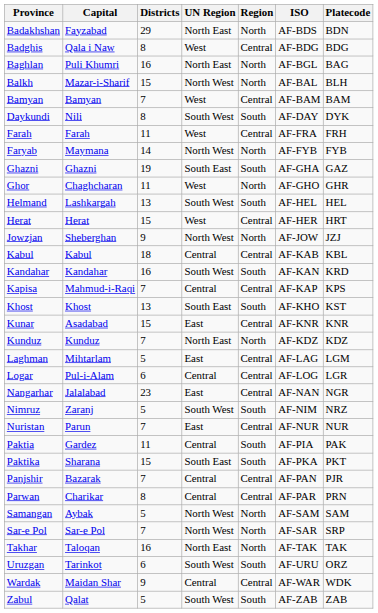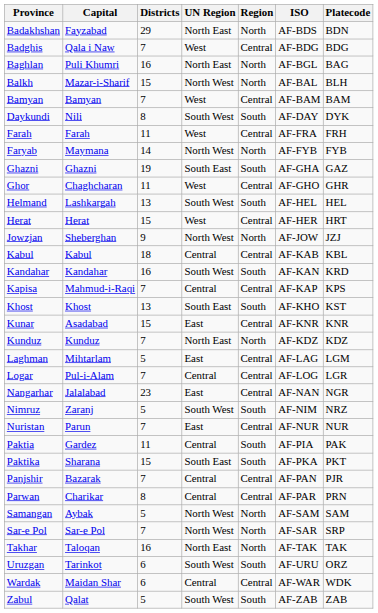(143, 47) 8 -> (143, 47) 7
(253, 185) North -> (257, 185) Central
(143, 375) 6 -> (143, 375) 7
(143, 582) 9 -> (143, 582) 6
